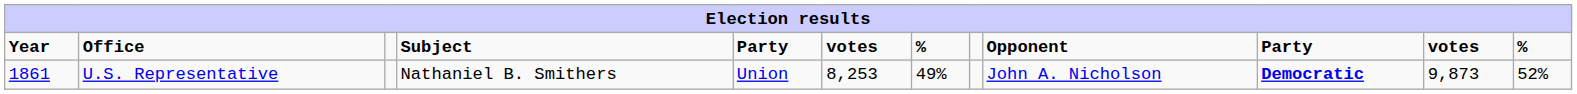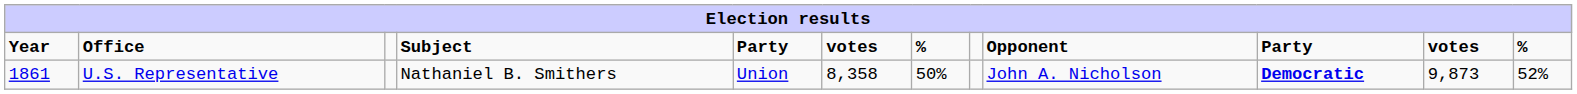(852, 75) 8,253 -> (852, 75) 8,358
(931, 75) 49% -> (931, 75) 50%
